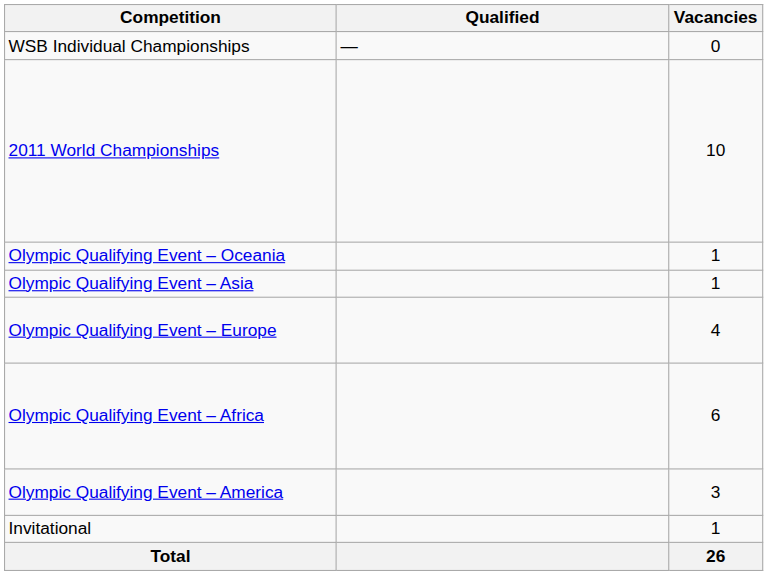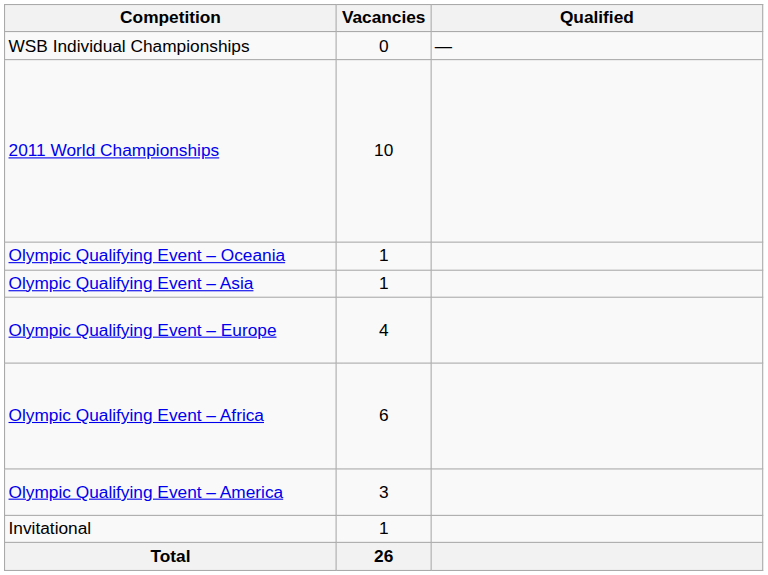columns swapped: (716, 18) <-> (502, 18)
